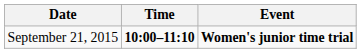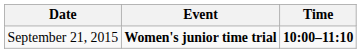columns swapped: (160, 15) <-> (277, 15)
